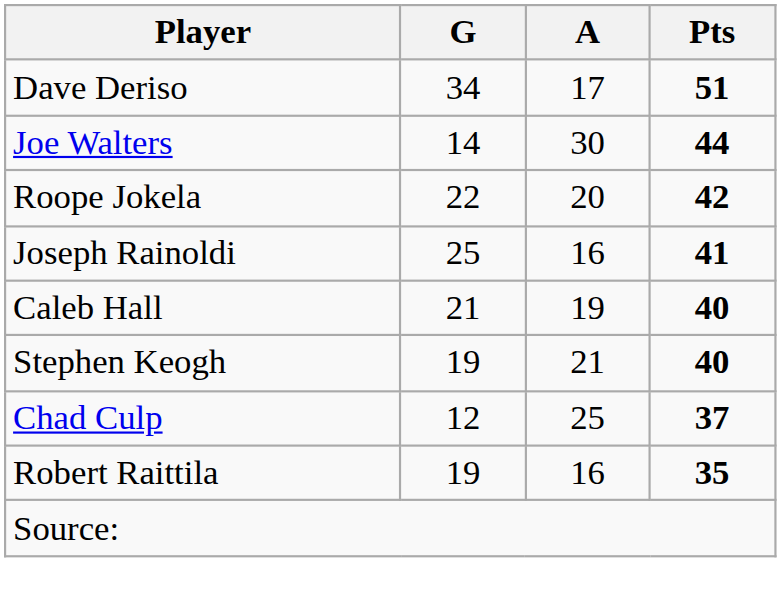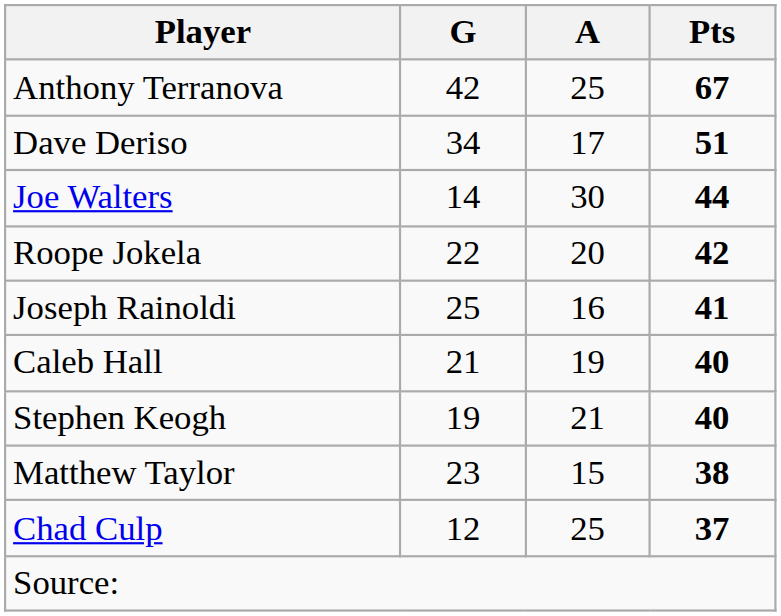+ row: (148, 87)
+ row: (124, 472)
- row: (116, 472)
